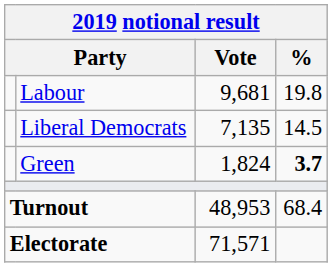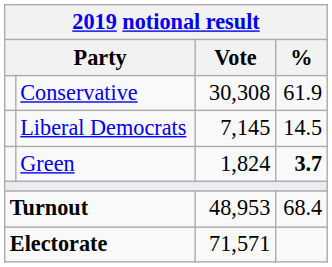+ row: (79, 92)
- row: (52, 92)
(245, 127) 7,135 -> (245, 127) 7,145
